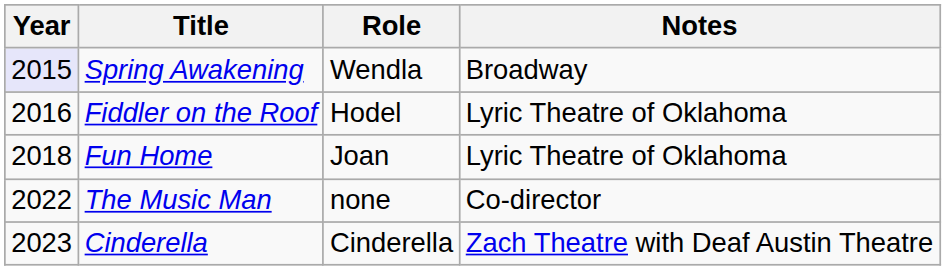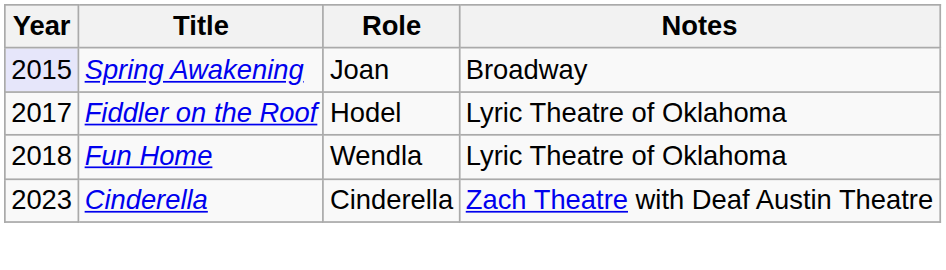(376, 69) Wendla -> (360, 69) Joan
(42, 112) 2016 -> (42, 112) 2017
(360, 156) Joan -> (376, 156) Wendla
- row: (178, 199)
